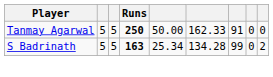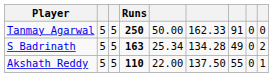(237, 47) 99 -> (237, 47) 49
+ row: (48, 64)
